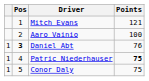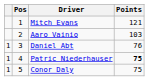(136, 34) 100 -> (136, 34) 103
(20, 46) bold -> (20, 46) normal
